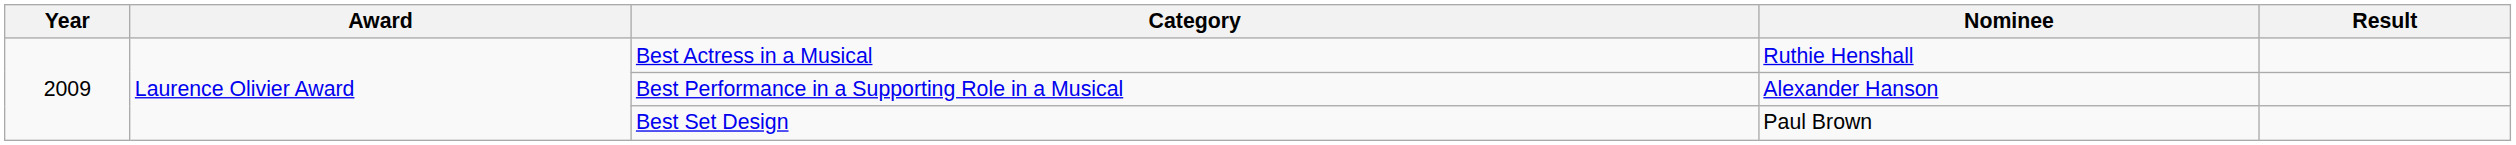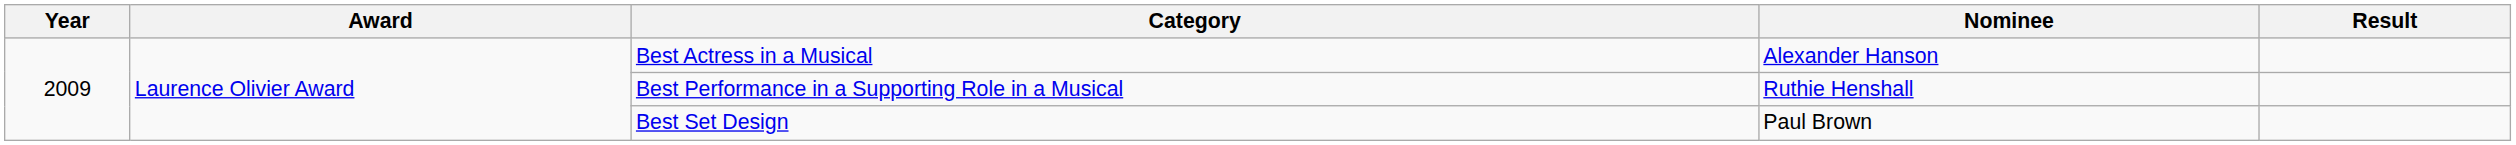(1838, 55) Ruthie Henshall -> (1851, 55) Alexander Hanson
(1851, 88) Alexander Hanson -> (1838, 88) Ruthie Henshall
